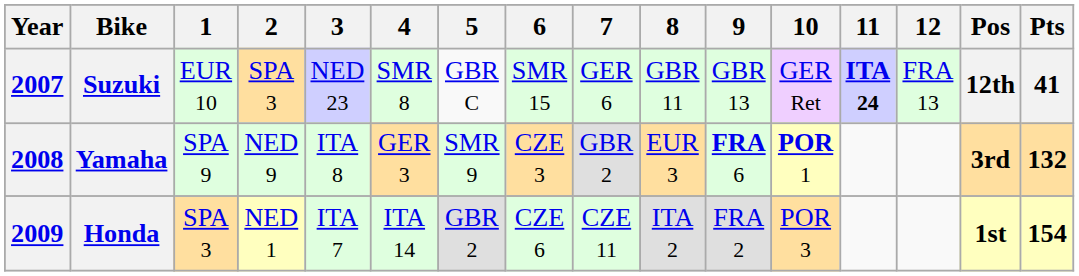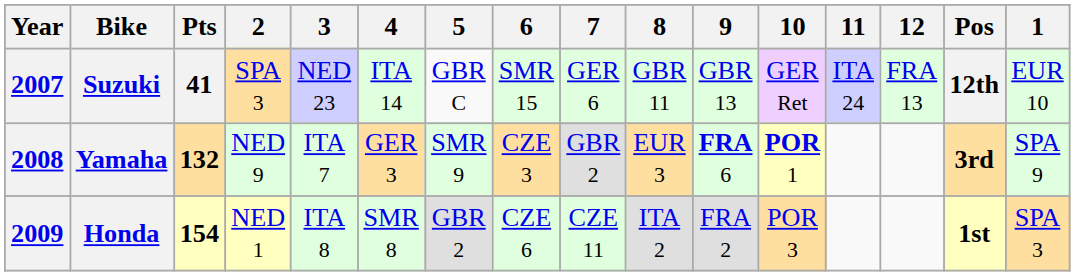columns swapped: (206, 26) <-> (1047, 26)
(404, 85) SMR 8 -> (391, 85) ITA 14
(868, 85) bold -> (853, 85) normal
(337, 159) ITA 8 -> (324, 159) ITA 7
(337, 233) ITA 7 -> (324, 233) ITA 8
(404, 233) ITA 14 -> (391, 233) SMR 8
